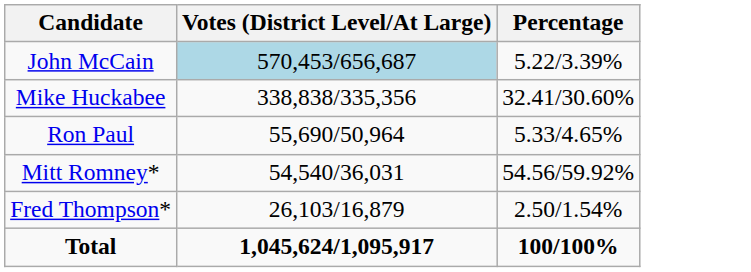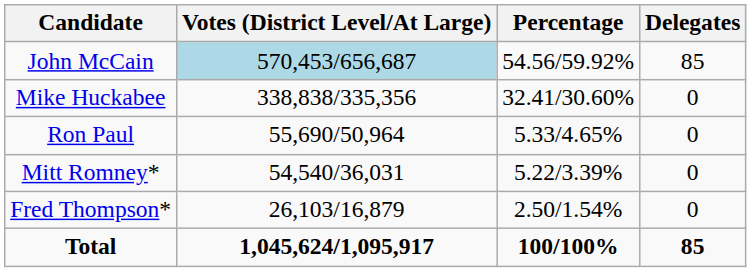+ column: (693, 23)
(568, 60) 5.22/3.39% -> (568, 60) 54.56/59.92%
(568, 172) 54.56/59.92% -> (568, 172) 5.22/3.39%
